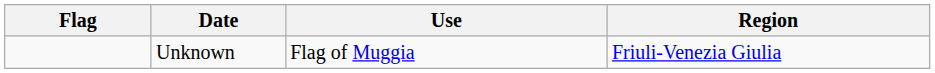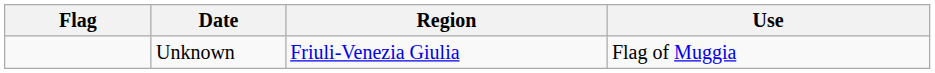columns swapped: (446, 20) <-> (768, 20)
